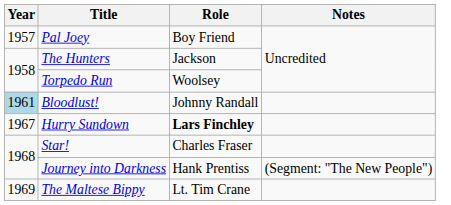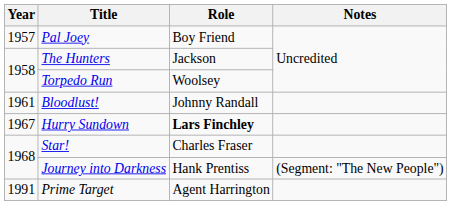(21, 102) lightblue background -> (21, 102) no background
- row: (93, 189)
+ row: (77, 189)
